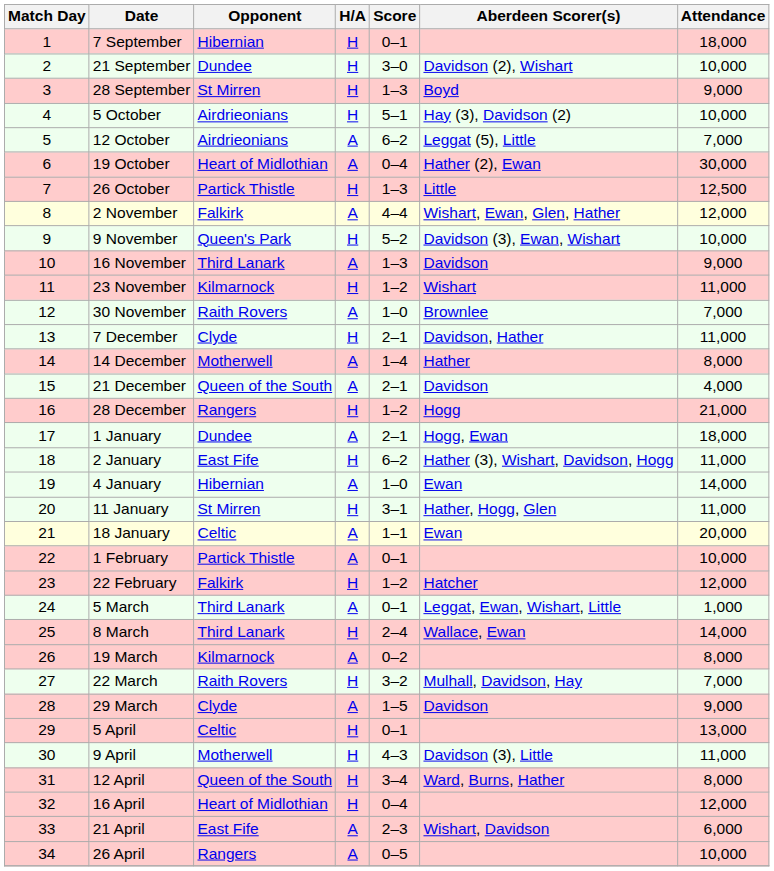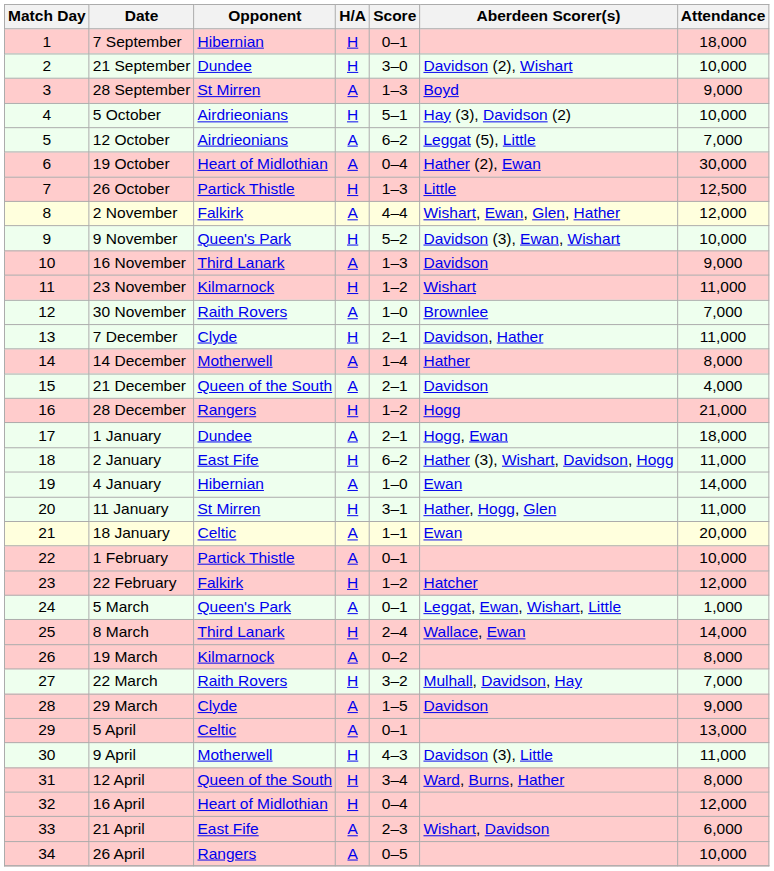(353, 90) H -> (353, 90) A
(241, 607) Third Lanark -> (244, 607) Queen's Park
(353, 730) H -> (353, 730) A
